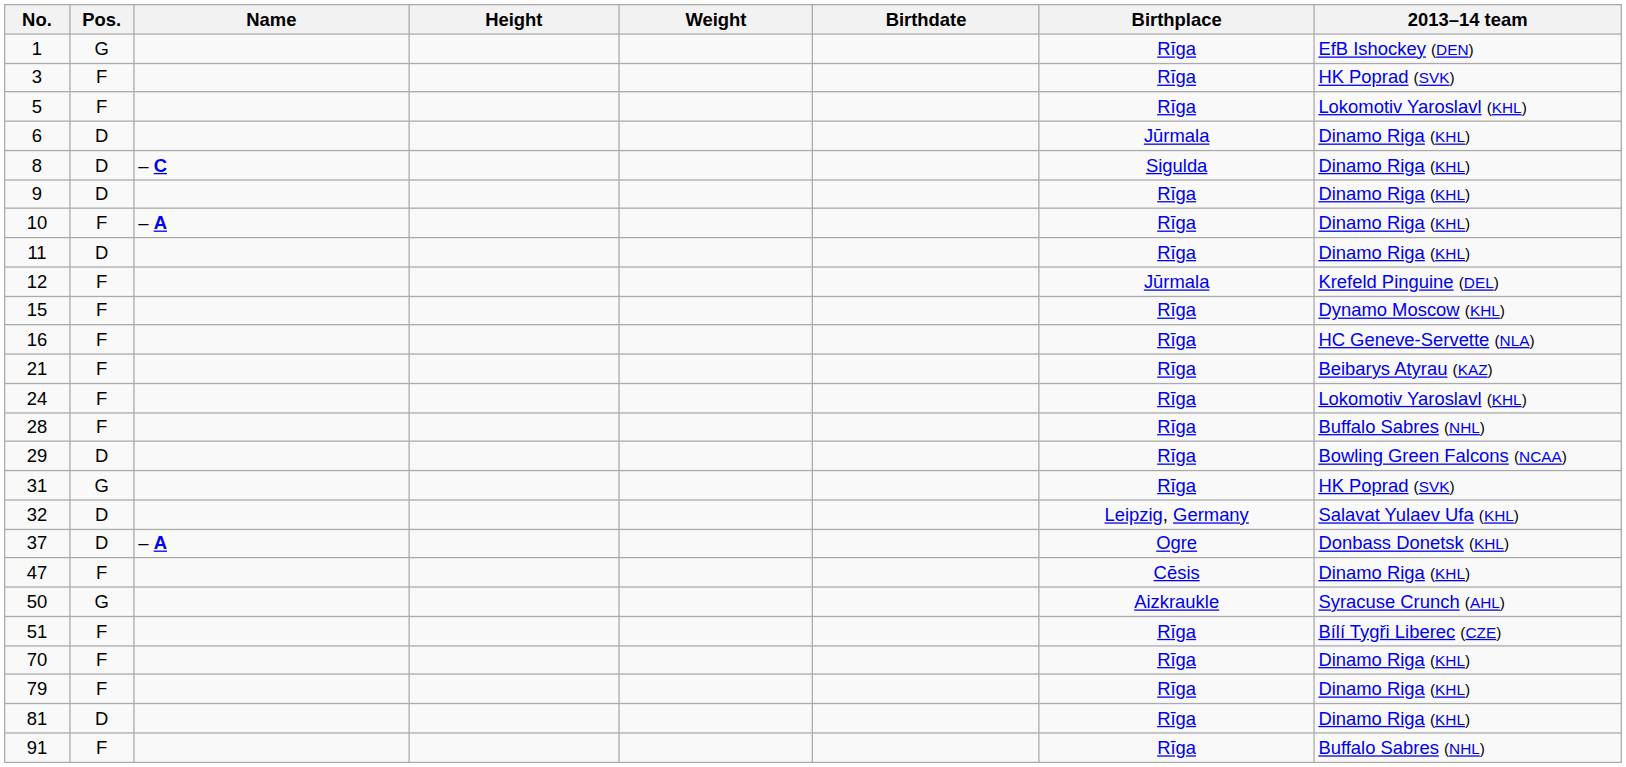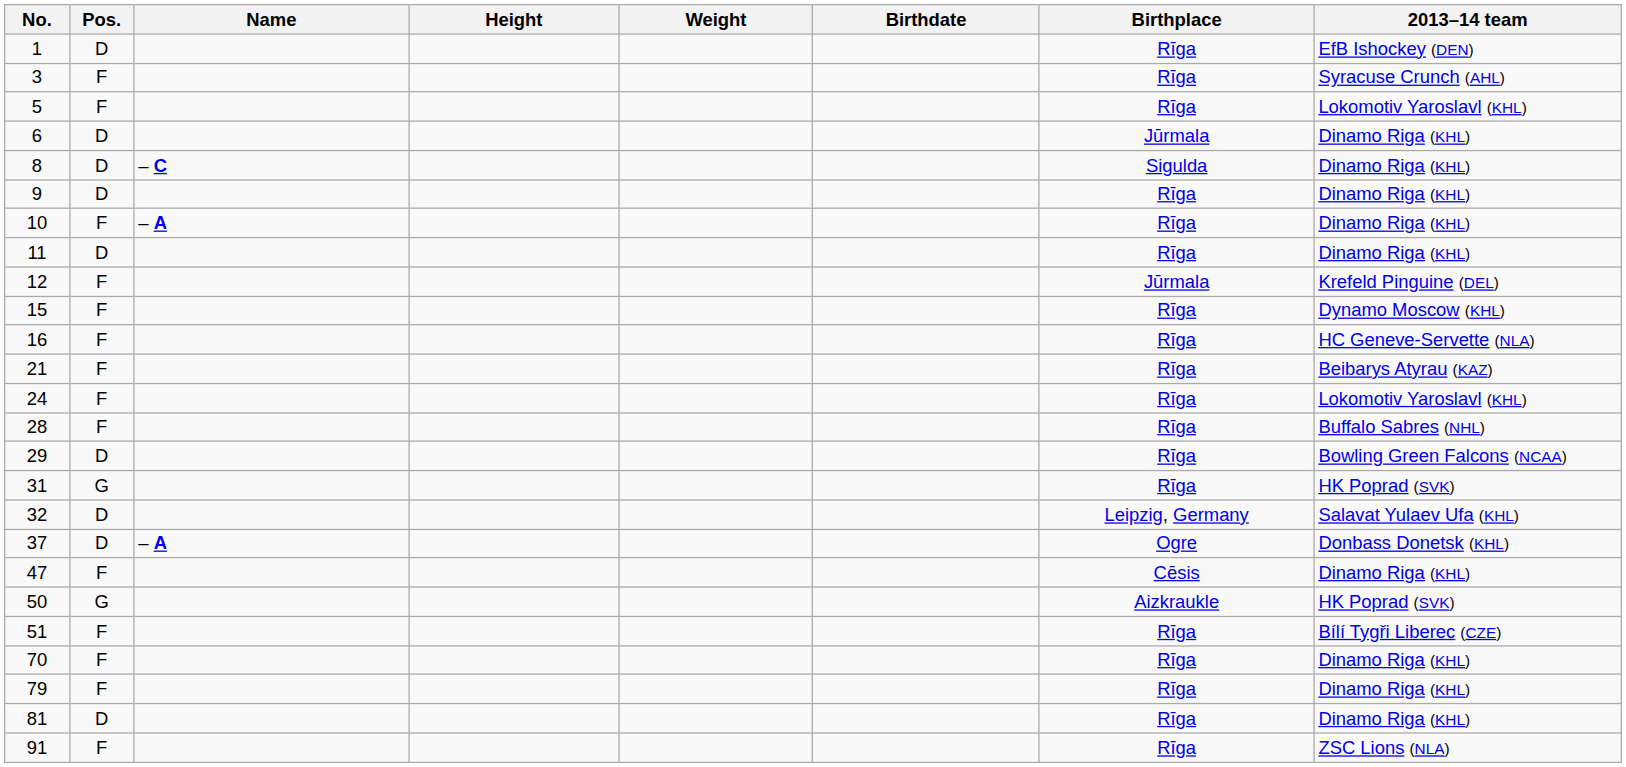(102, 49) G -> (102, 49) D
(1386, 78) HK Poprad (SVK) -> (1412, 78) Syracuse Crunch (AHL)
(1412, 602) Syracuse Crunch (AHL) -> (1386, 602) HK Poprad (SVK)
(1402, 748) Buffalo Sabres (NHL) -> (1384, 748) ZSC Lions (NLA)
